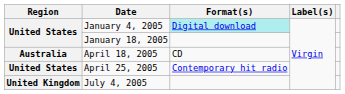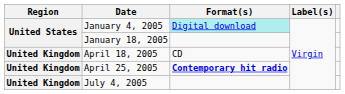(43, 54) Australia -> (43, 54) United Kingdom
(43, 68) United States -> (43, 68) United Kingdom
(230, 68) normal -> (230, 68) bold
